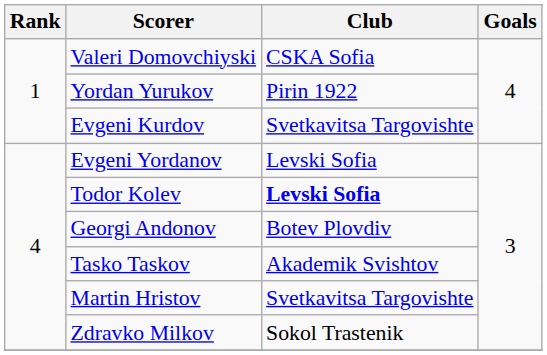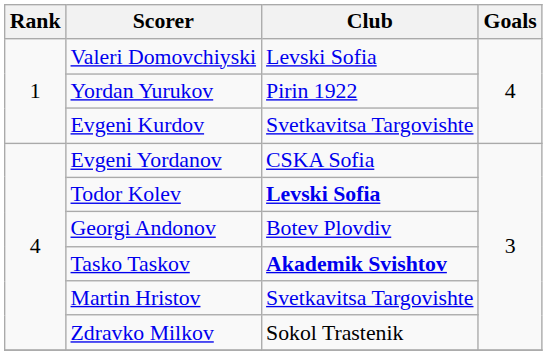(320, 56) CSKA Sofia -> (321, 56) Levski Sofia
(321, 159) Levski Sofia -> (320, 159) CSKA Sofia
(352, 263) normal -> (356, 263) bold
